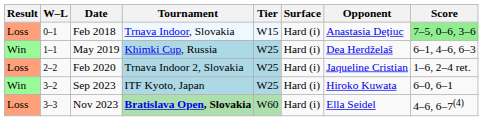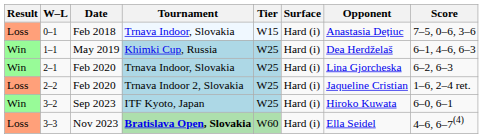(444, 31) lightgreen background -> (444, 31) no background
+ row: (50, 68)
